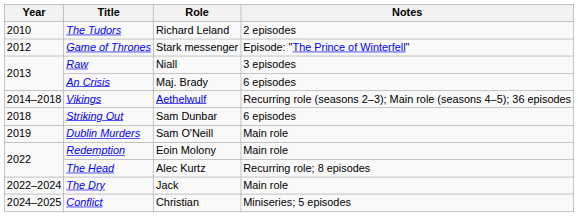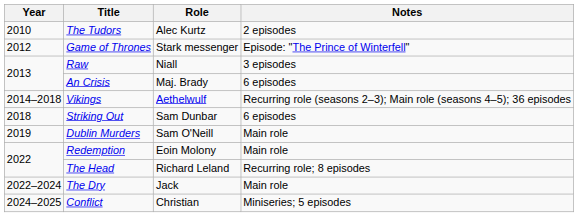(193, 30) Richard Leland -> (181, 30) Alec Kurtz
(181, 168) Alec Kurtz -> (193, 168) Richard Leland
